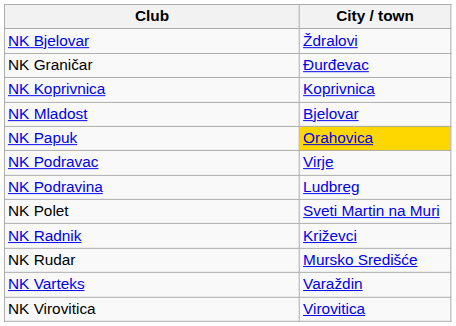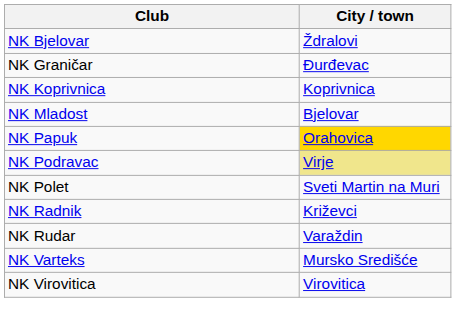(318, 162) no background -> (318, 162) khaki background
- row: (55, 187)
(360, 260) Mursko Središće -> (333, 235) Varaždin
(333, 284) Varaždin -> (360, 260) Mursko Središće
